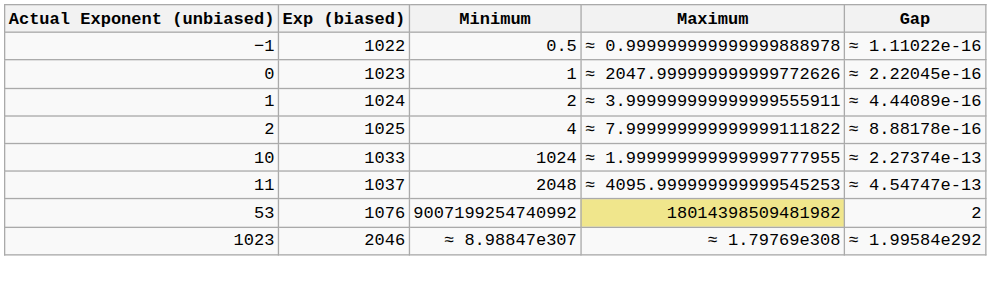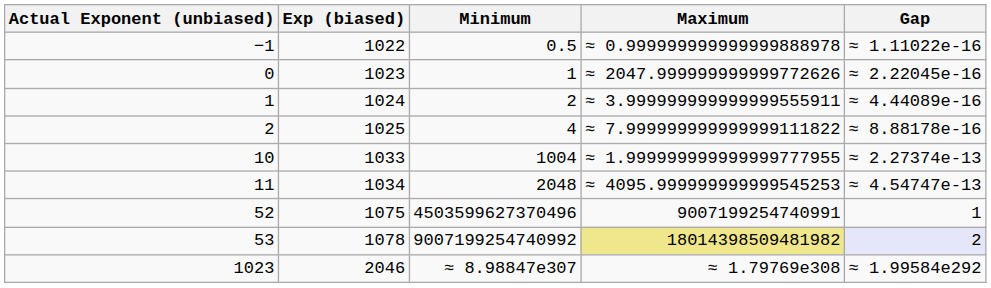(556, 157) 1024 -> (556, 157) 1004
(385, 185) 1037 -> (385, 185) 1034
+ row: (264, 213)
(385, 213) 1076 -> (385, 241) 1078
(976, 213) no background -> (976, 241) lavender background
